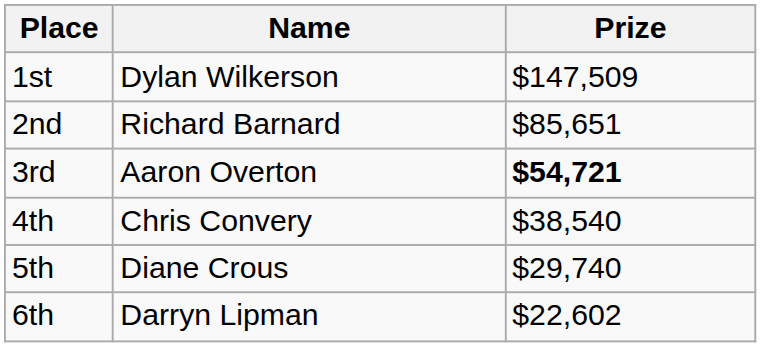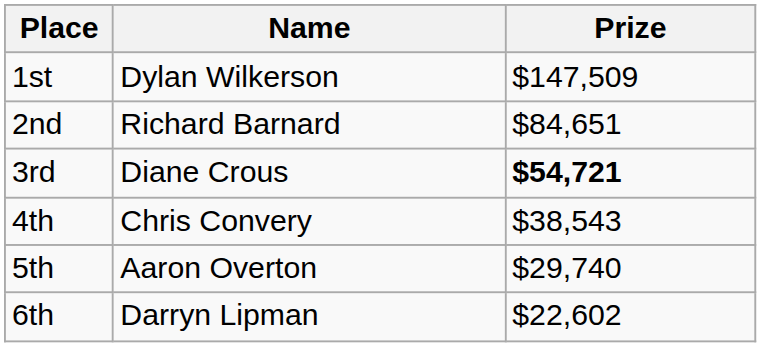(567, 124) $85,651 -> (567, 124) $84,651
(219, 172) Aaron Overton -> (204, 172) Diane Crous
(567, 220) $38,540 -> (567, 220) $38,543
(204, 268) Diane Crous -> (219, 268) Aaron Overton
